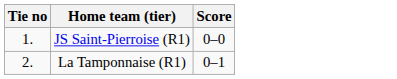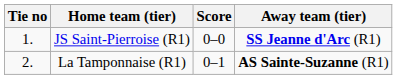+ column: (313, 16)
